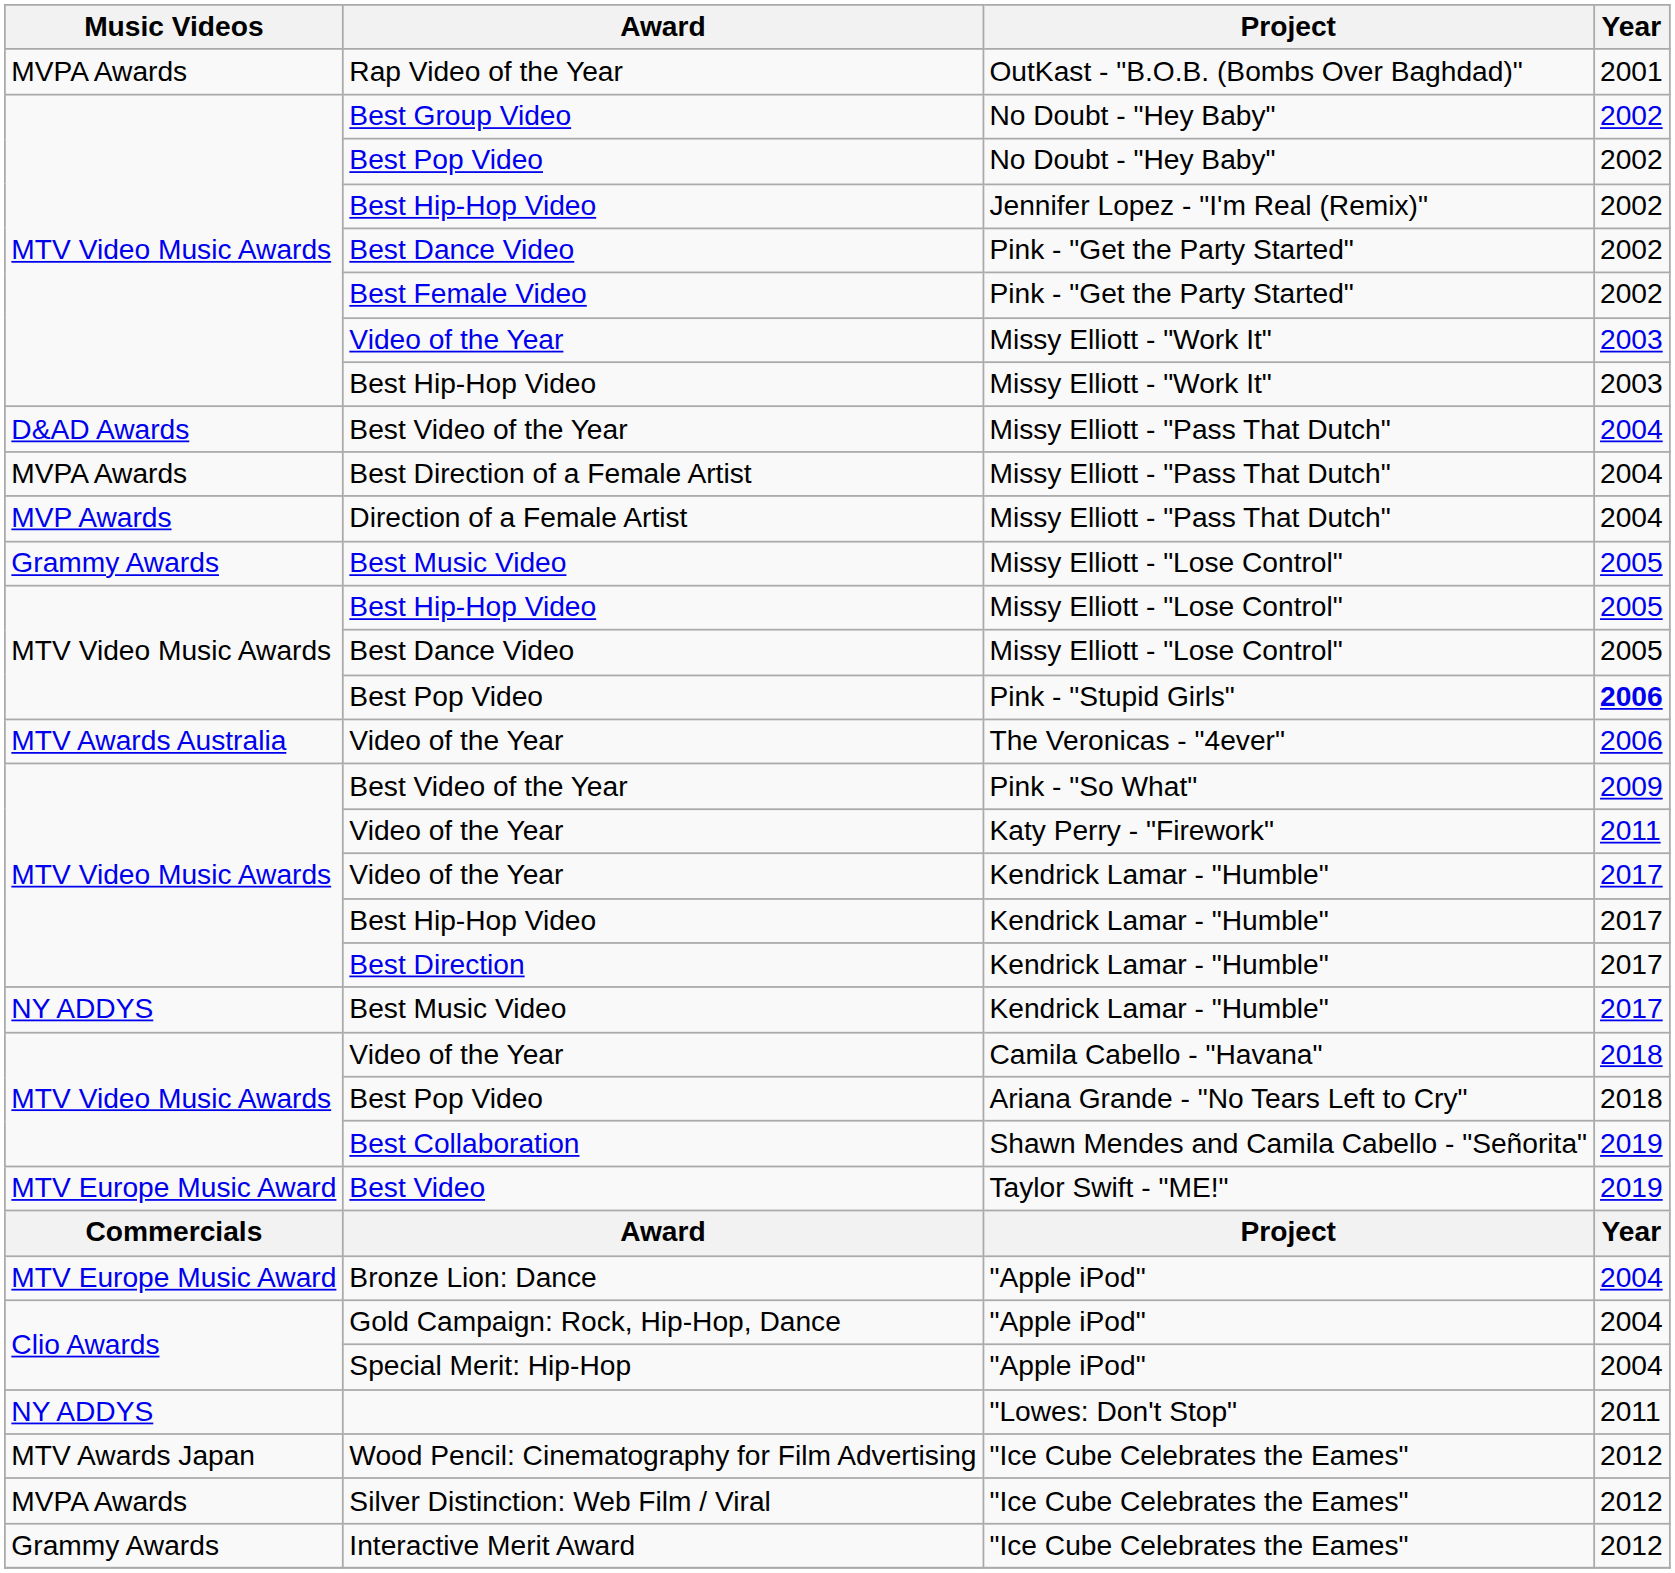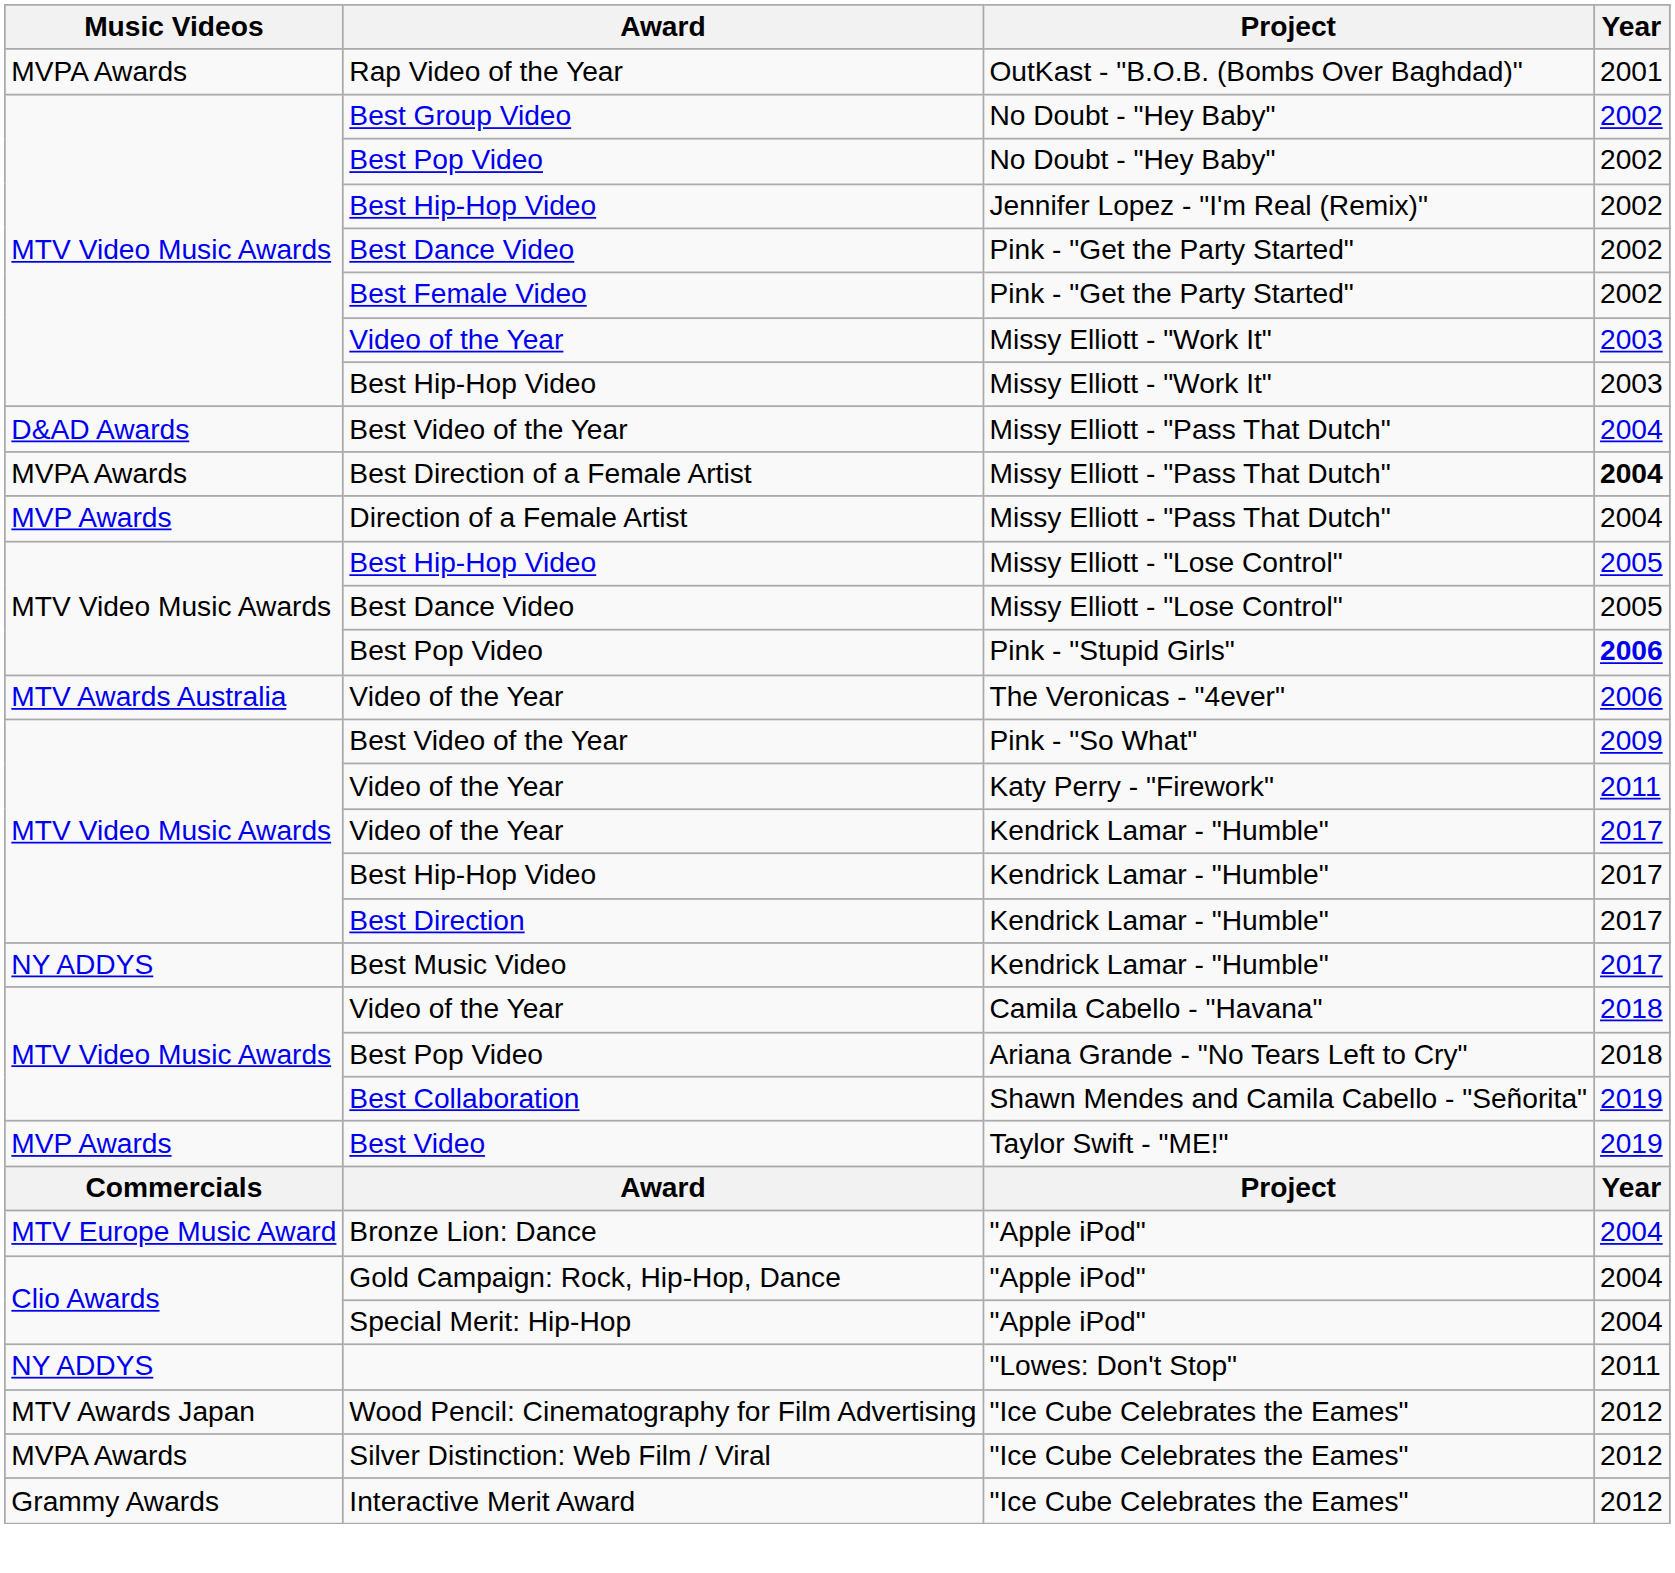(1631, 473) normal -> (1631, 473) bold
- row: (458, 562)
(174, 1187) MTV Europe Music Award -> (91, 1143) MVP Awards
